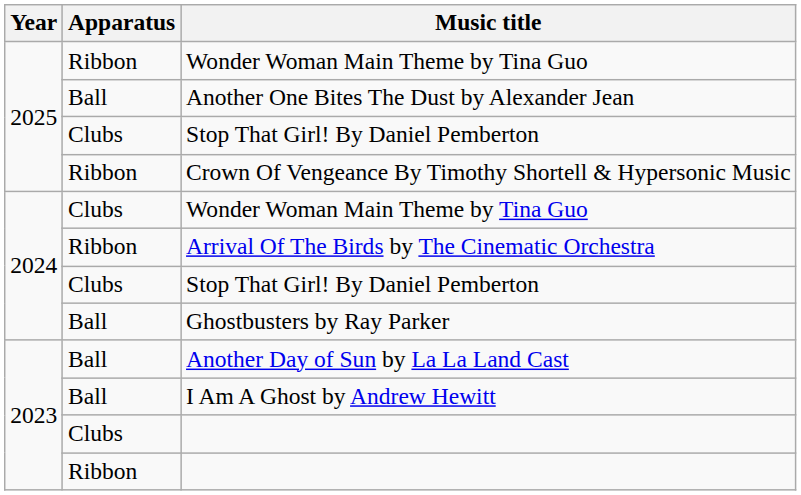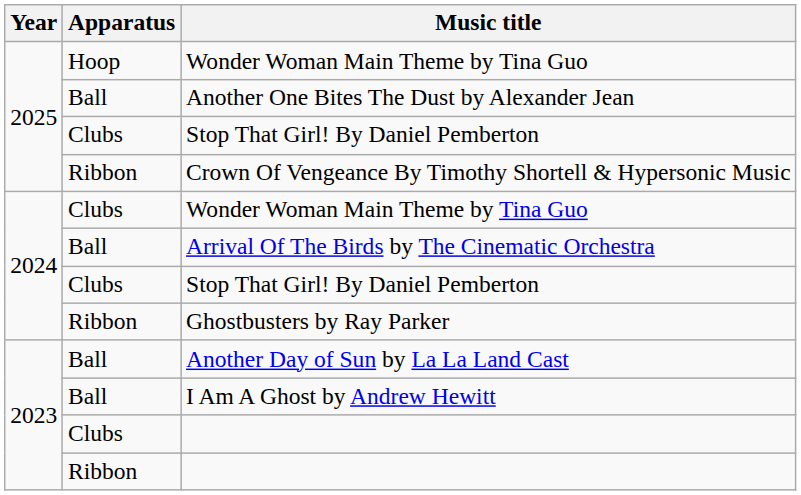(103, 60) Ribbon -> (94, 60) Hoop
(103, 246) Ribbon -> (88, 246) Ball
(88, 321) Ball -> (103, 321) Ribbon
